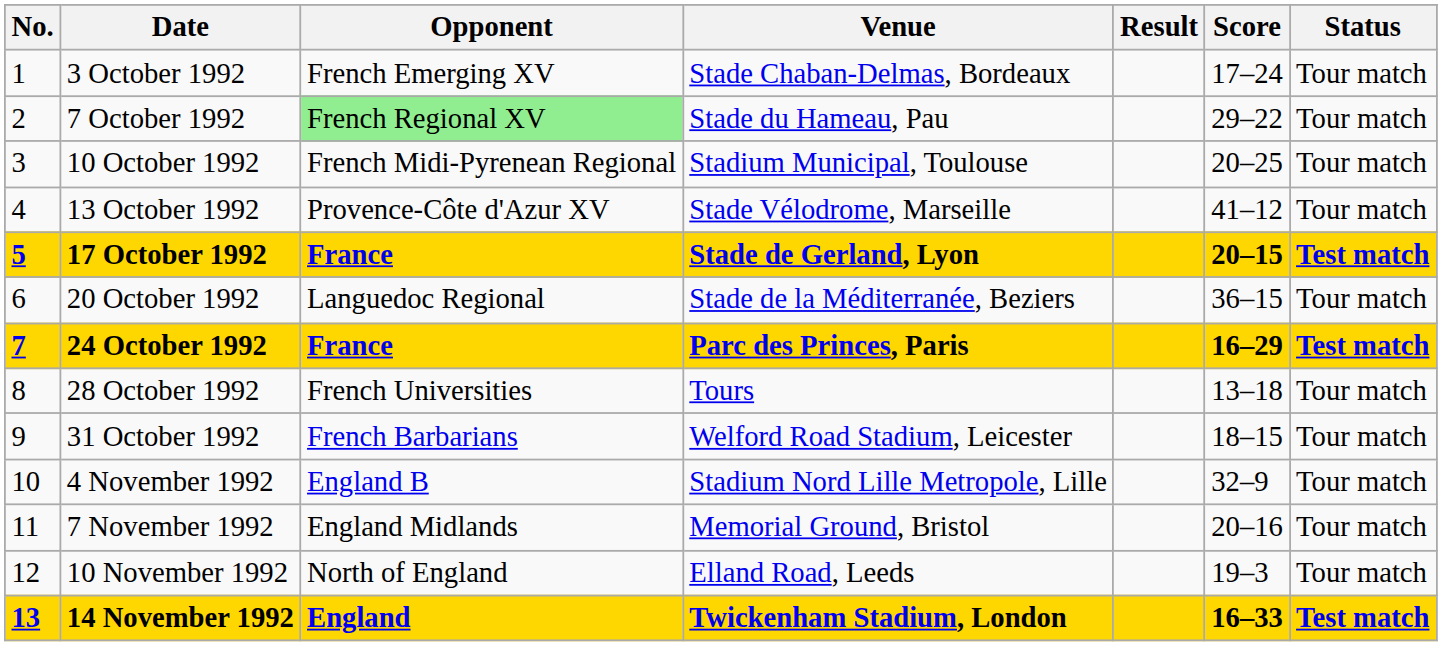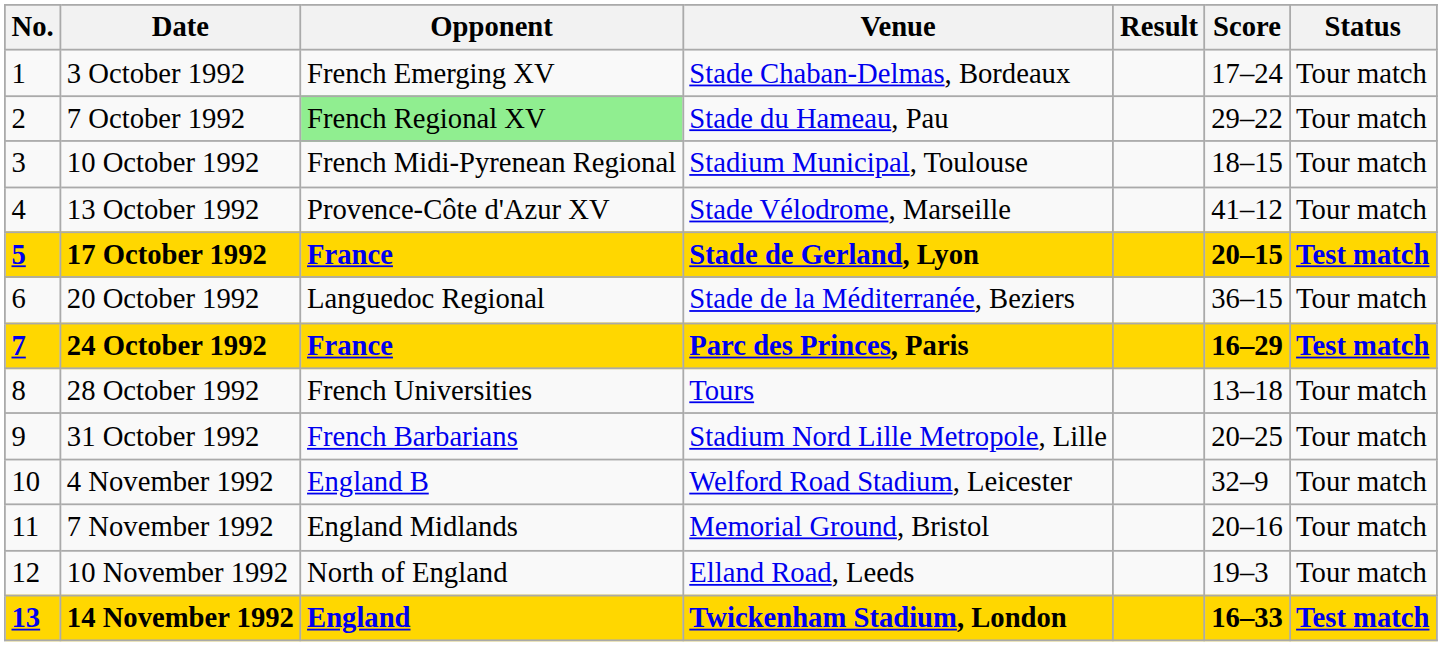(1247, 163) 20–25 -> (1247, 163) 18–15
(881, 436) Welford Road Stadium, Leicester -> (898, 436) Stadium Nord Lille Metropole, Lille
(1247, 436) 18–15 -> (1247, 436) 20–25
(898, 481) Stadium Nord Lille Metropole, Lille -> (881, 481) Welford Road Stadium, Leicester
